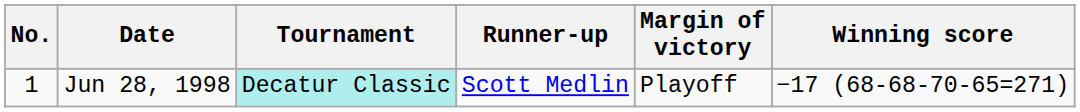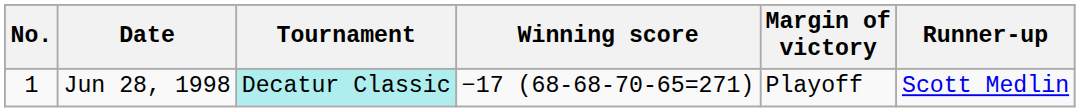columns swapped: (923, 37) <-> (545, 37)
